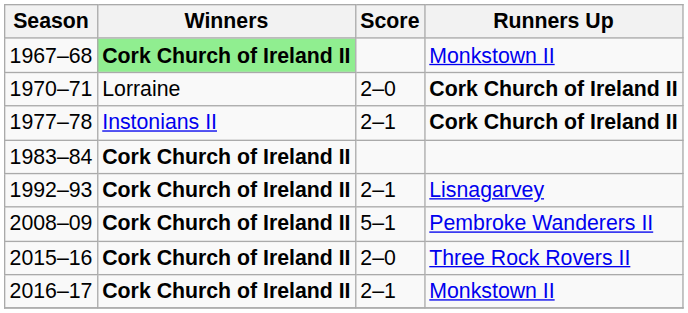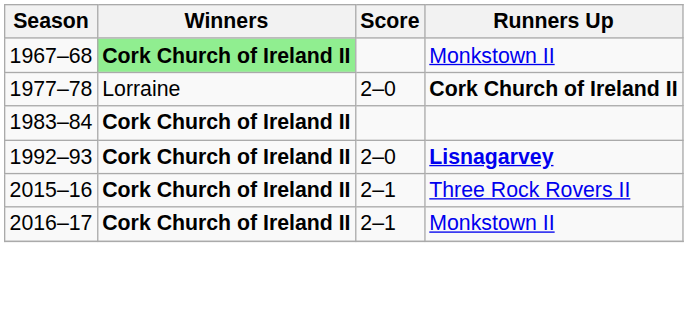- row: (51, 88)
(160, 122) Instonians II -> (141, 88) Lorraine
(378, 122) 2–1 -> (378, 88) 2–0
(378, 190) 2–1 -> (378, 156) 2–0
(487, 190) normal -> (491, 156) bold
- row: (51, 223)
(378, 257) 2–0 -> (378, 190) 2–1
